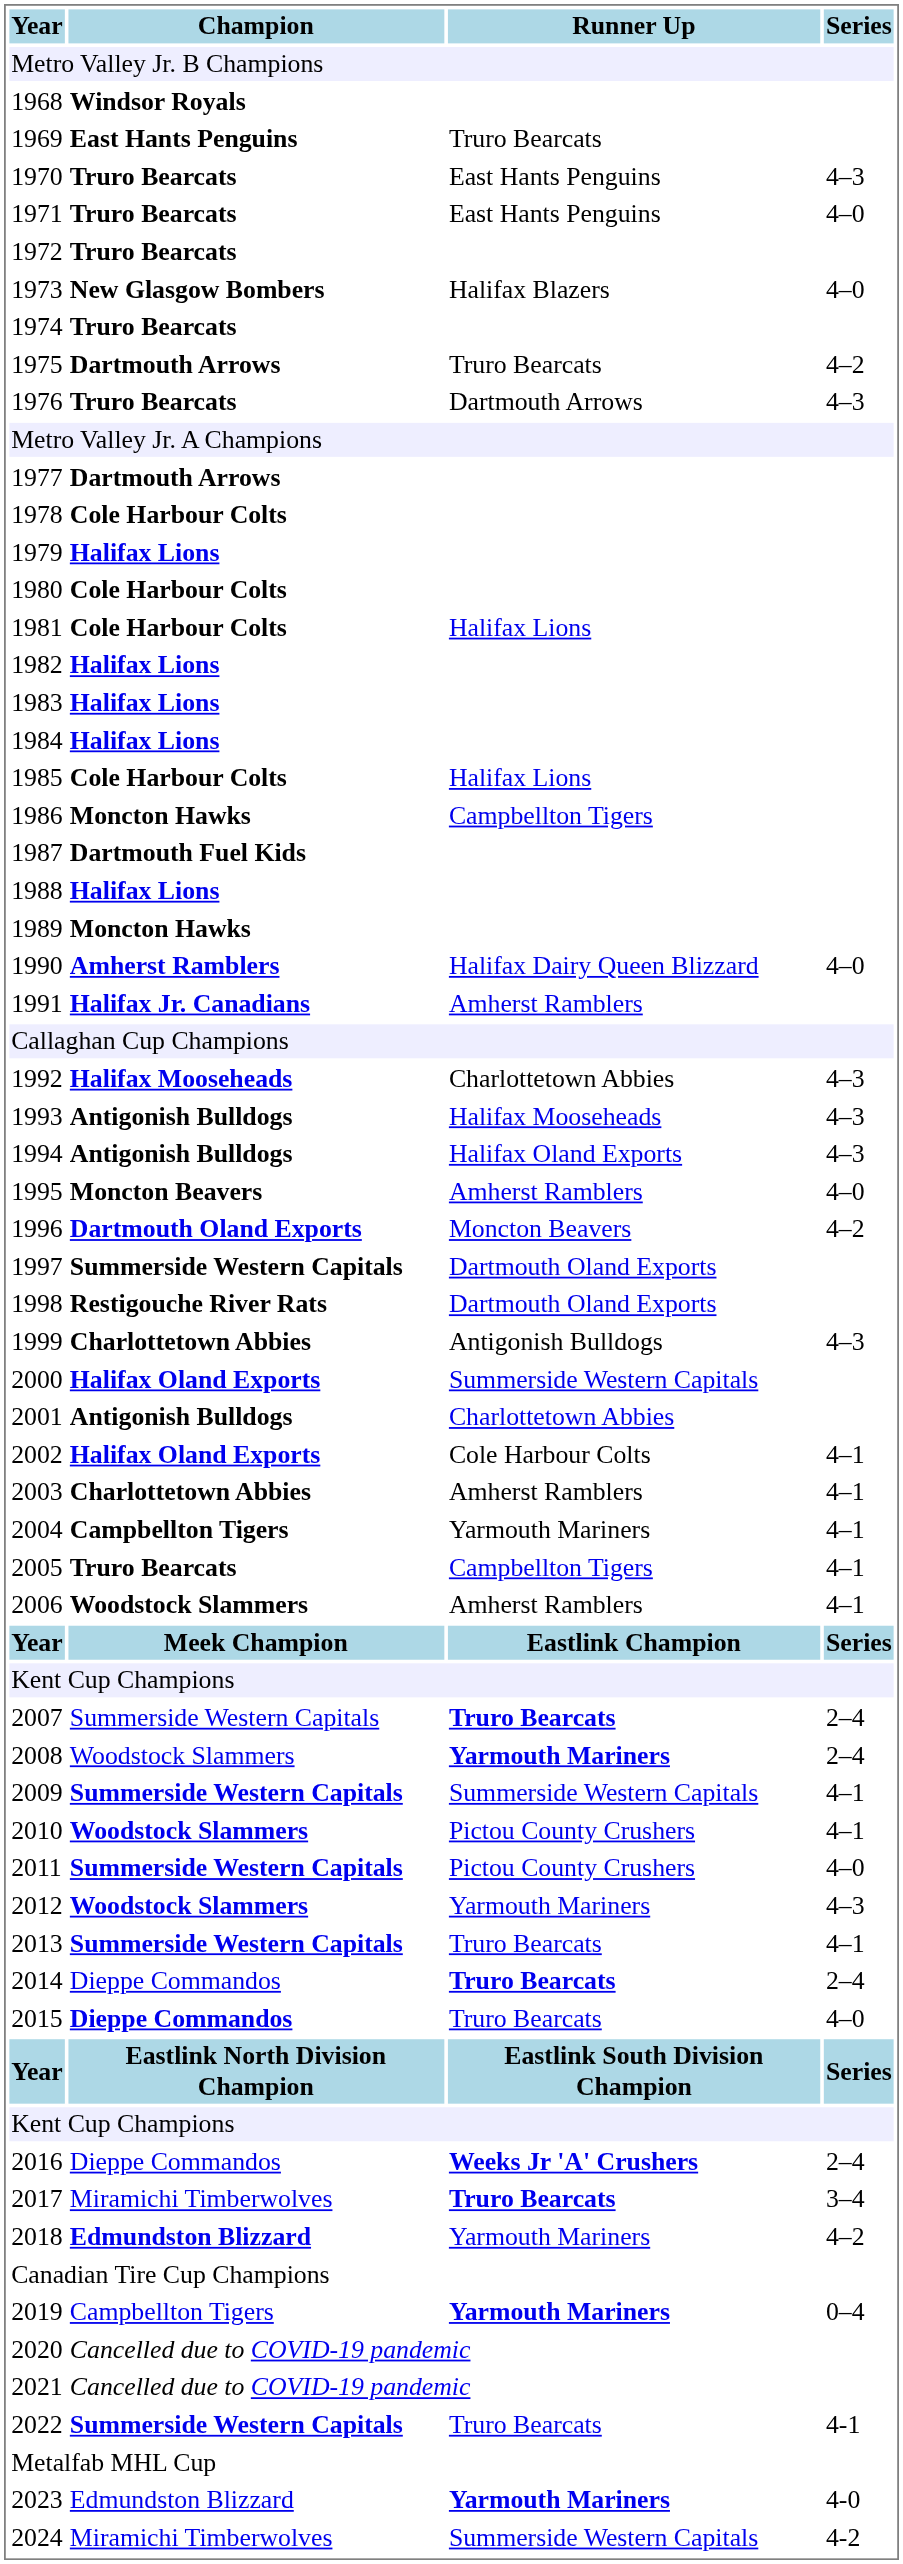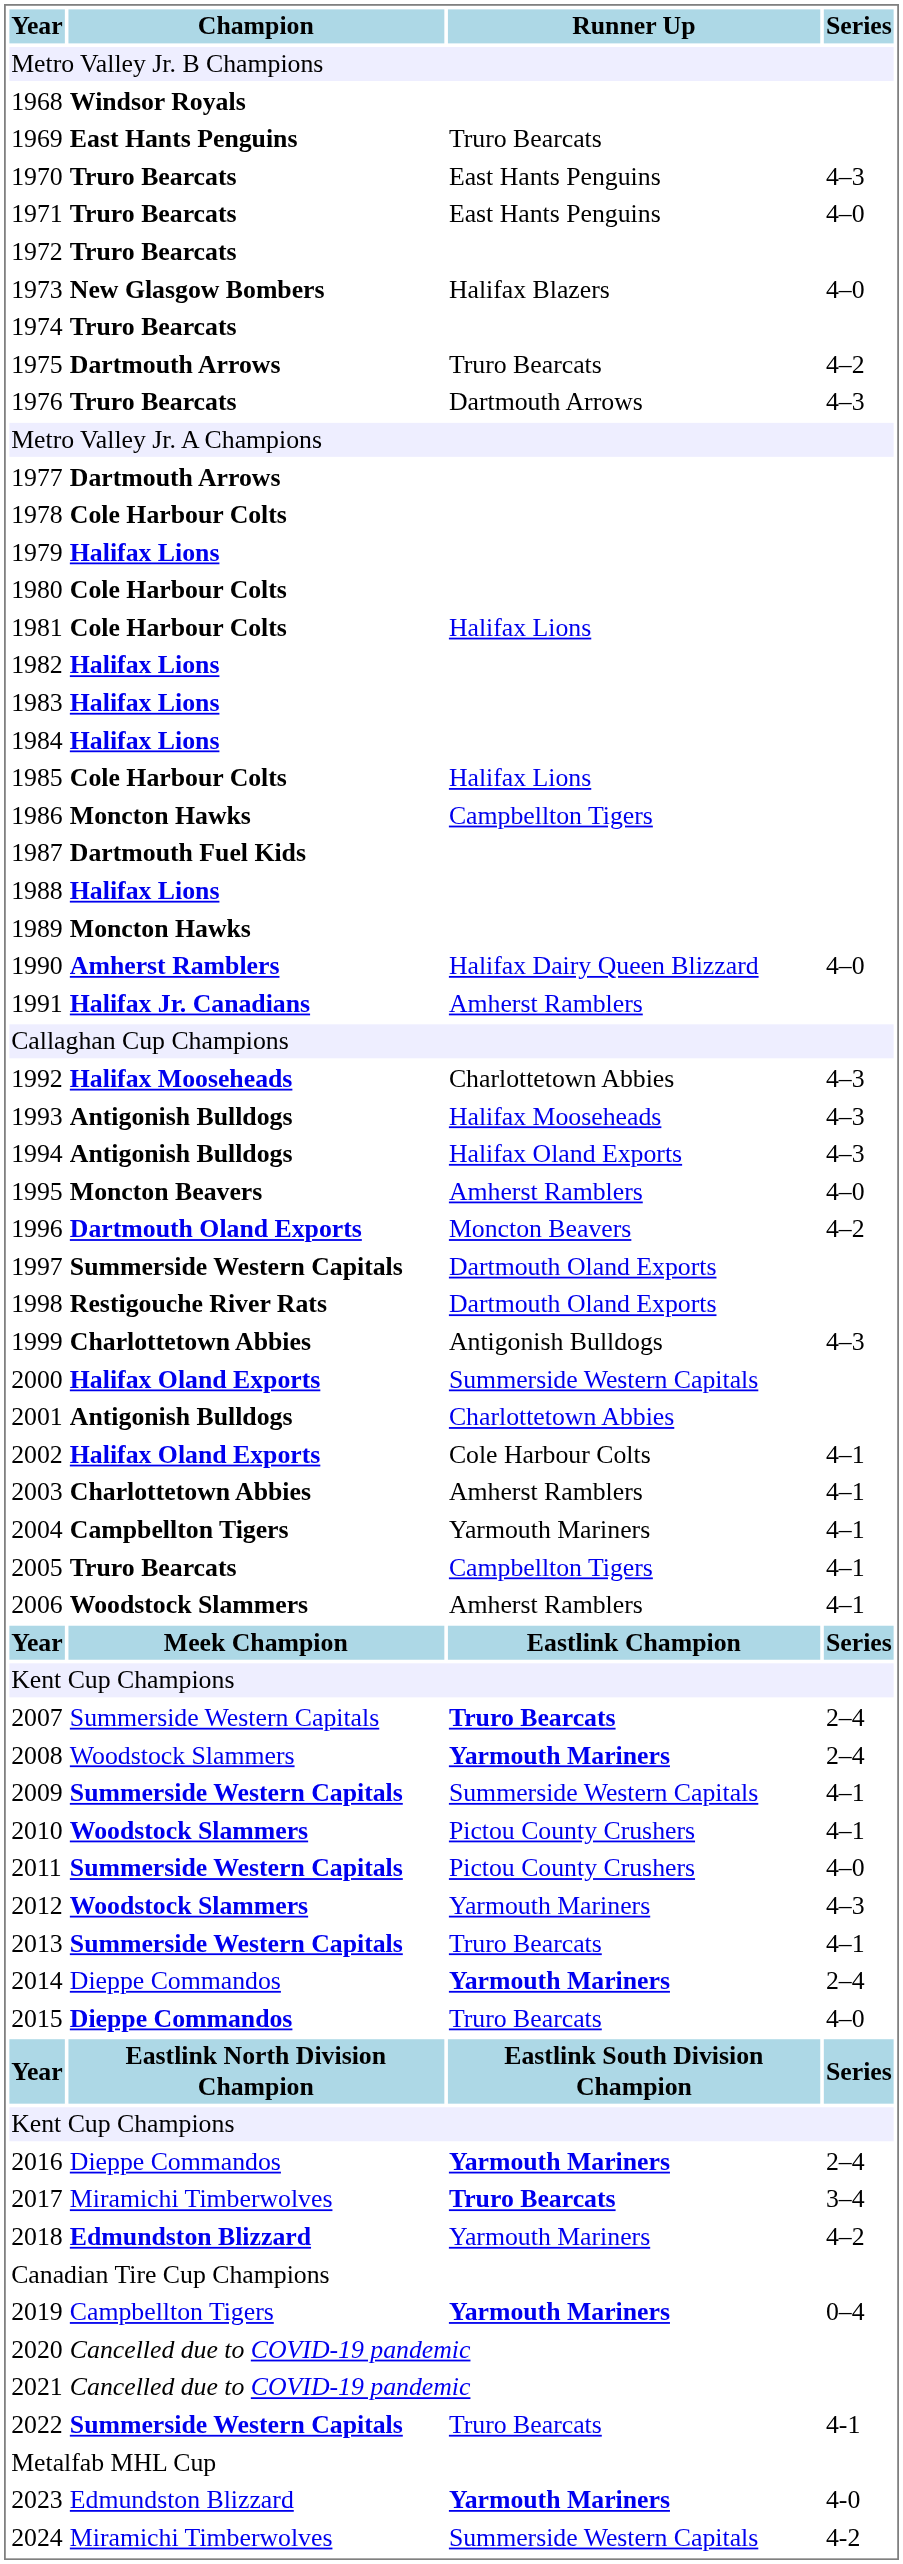(532, 1980) Truro Bearcats -> (559, 1980) Yarmouth Mariners
(574, 2161) Weeks Jr 'A' Crushers -> (559, 2161) Yarmouth Mariners
